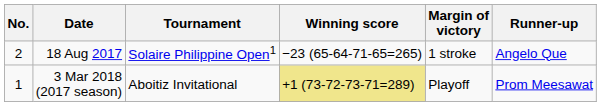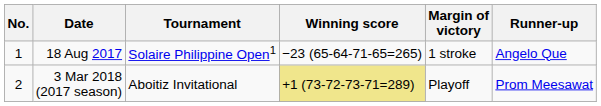(18, 53) 2 -> (18, 53) 1
(18, 84) 1 -> (18, 84) 2
